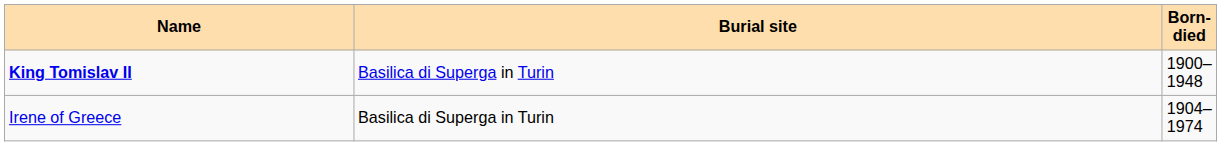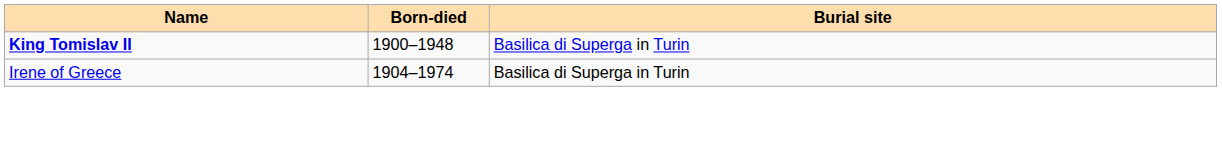columns swapped: (1189, 27) <-> (758, 27)
